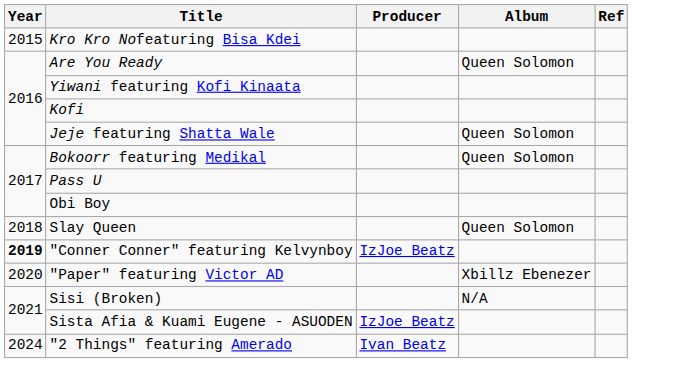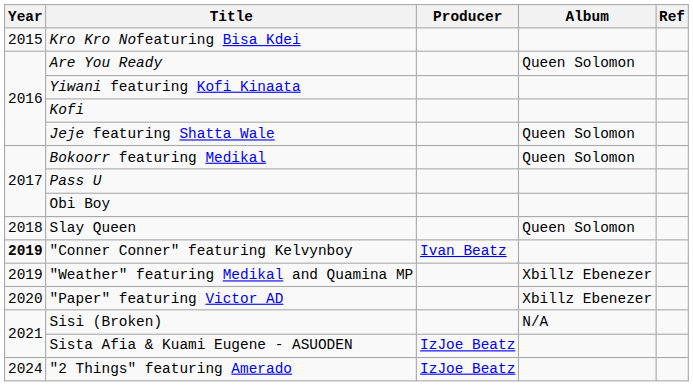(407, 251) IzJoe Beatz -> (463, 251) Ivan Beatz
+ row: (231, 275)
(403, 346) Ivan Beatz -> (468, 369) IzJoe Beatz
